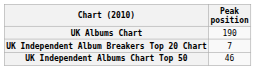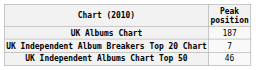(230, 33) 190 -> (230, 33) 187
